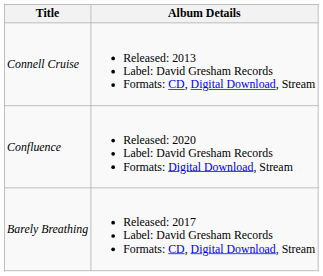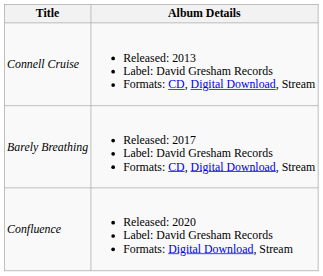rows swapped: (48, 229) <-> (34, 146)
